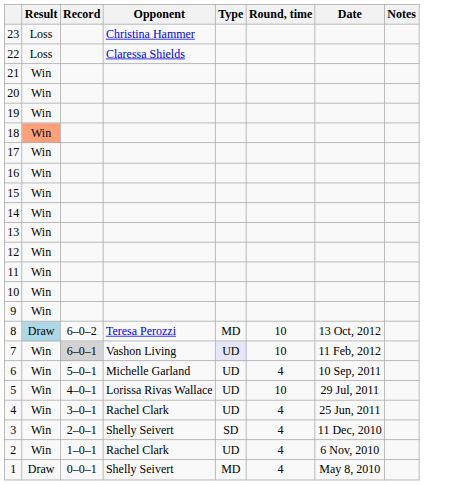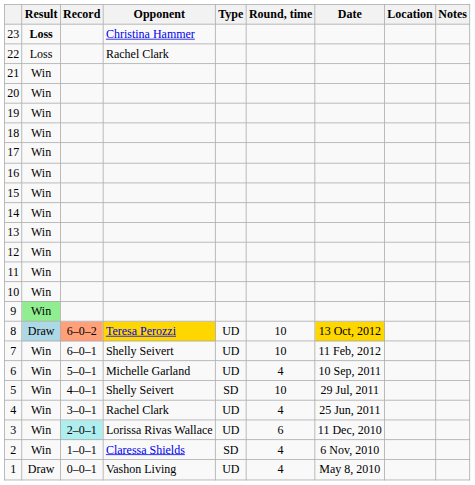+ column: (410, 14)
(41, 34) normal -> (41, 34) bold
(145, 54) Claressa Shields -> (137, 54) Rachel Clark
(41, 133) lightsalmon background -> (41, 133) no background
(41, 311) no background -> (41, 311) lightgreen background
(82, 331) no background -> (82, 331) lightsalmon background
(141, 331) no background -> (141, 331) gold background
(231, 331) MD -> (231, 331) UD
(350, 331) no background -> (350, 331) gold background
(82, 351) lightgrey background -> (82, 351) no background
(141, 351) Vashon Living -> (140, 351) Shelly Seivert
(231, 351) lavender background -> (231, 351) no background
(159, 390) Lorissa Rivas Wallace -> (140, 390) Shelly Seivert
(231, 390) UD -> (231, 390) SD
(82, 430) no background -> (82, 430) paleturquoise background
(140, 430) Shelly Seivert -> (159, 430) Lorissa Rivas Wallace
(231, 430) SD -> (231, 430) UD
(281, 430) 4 -> (281, 430) 6
(137, 450) Rachel Clark -> (145, 450) Claressa Shields
(231, 450) UD -> (231, 450) SD
(140, 469) Shelly Seivert -> (141, 469) Vashon Living
(231, 469) MD -> (231, 469) UD
